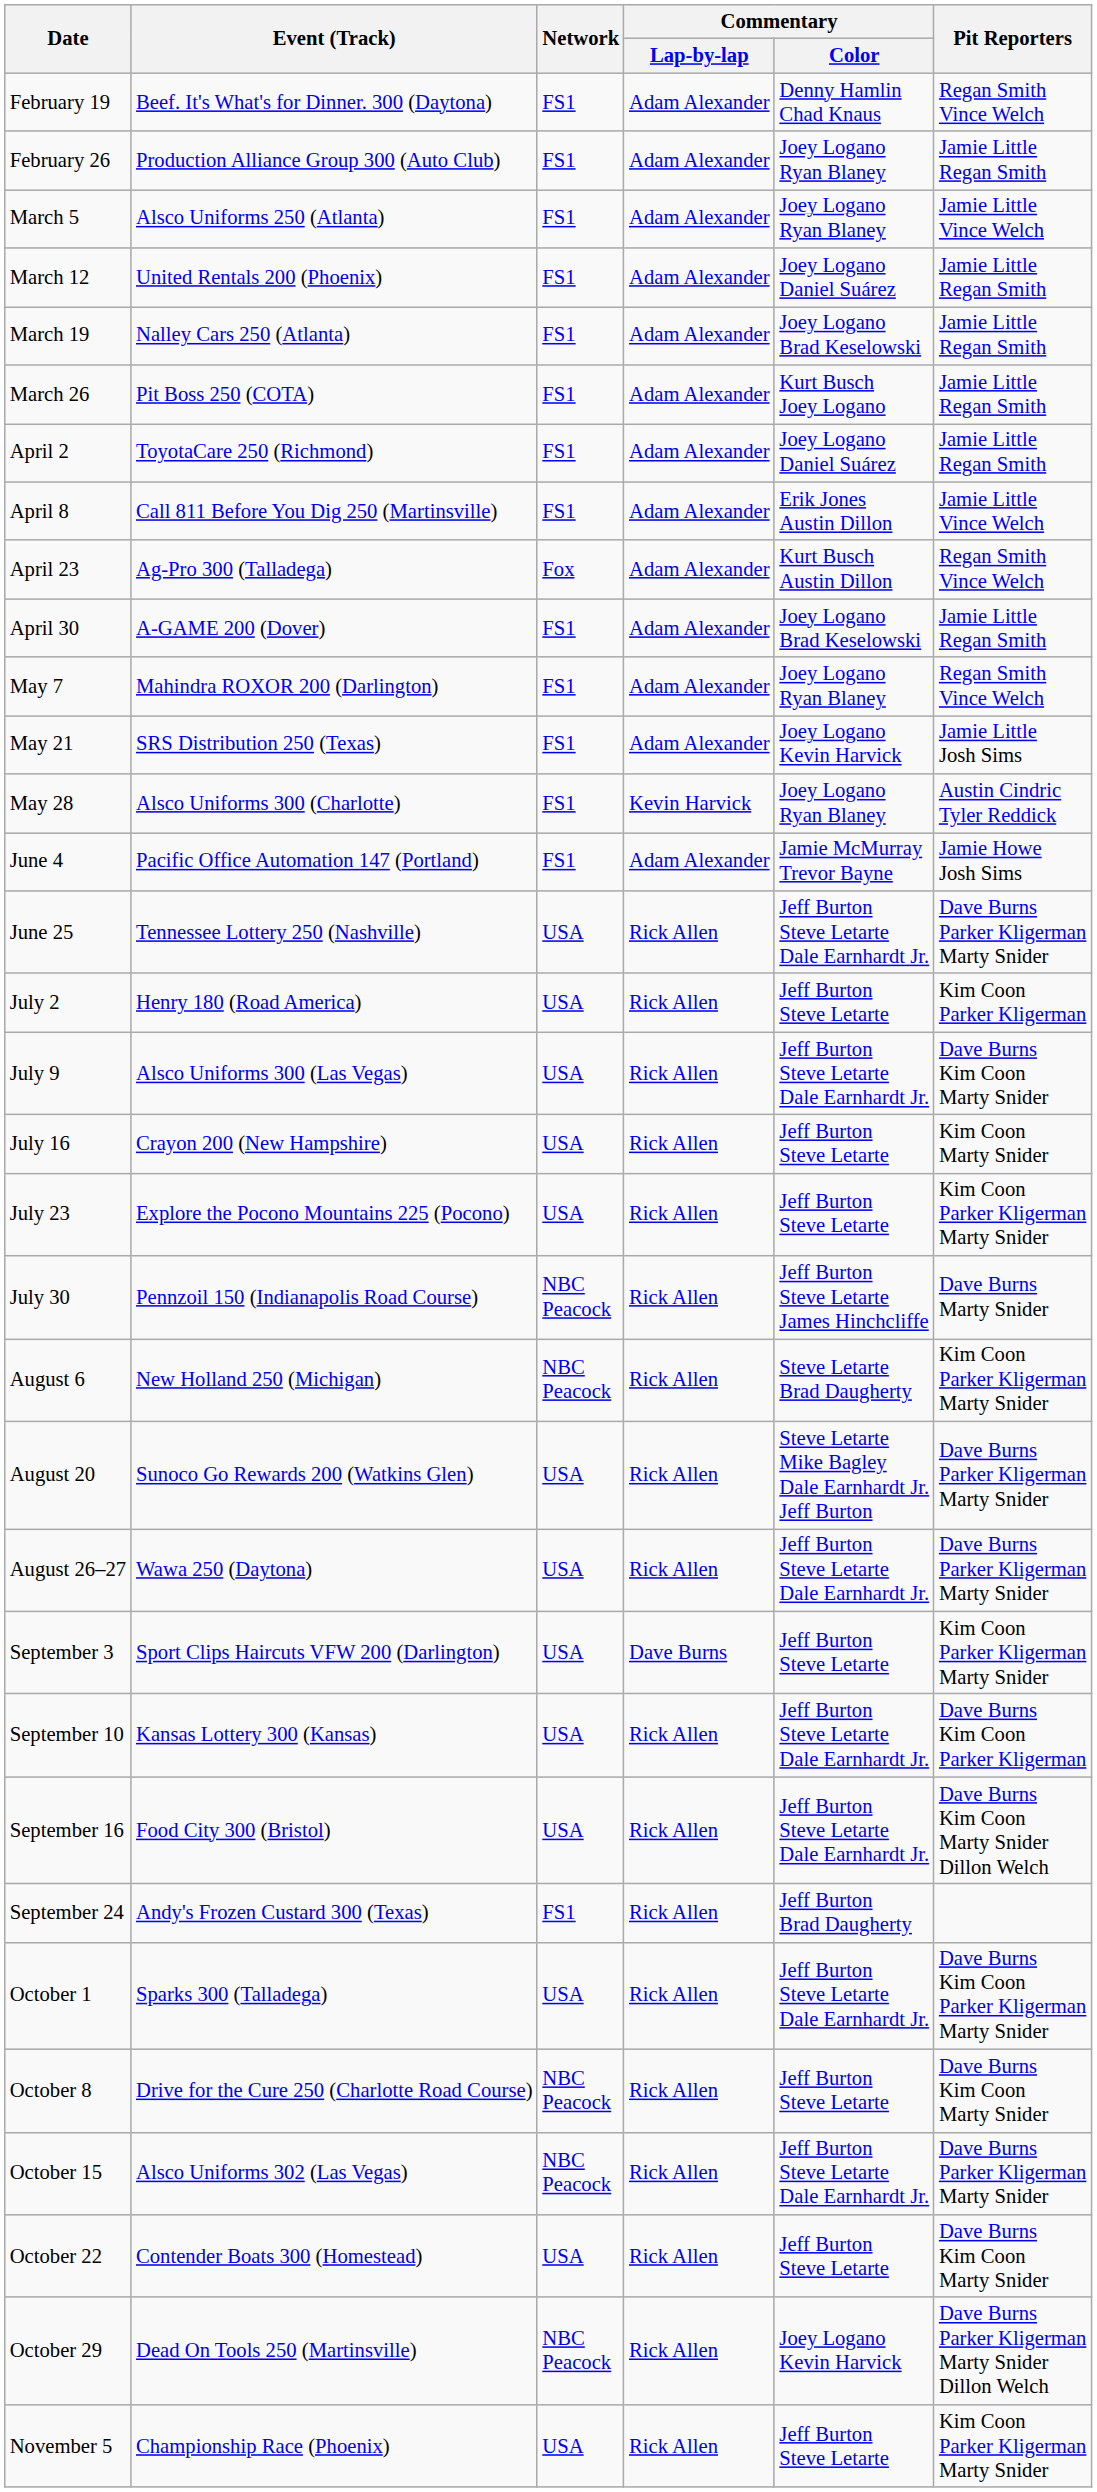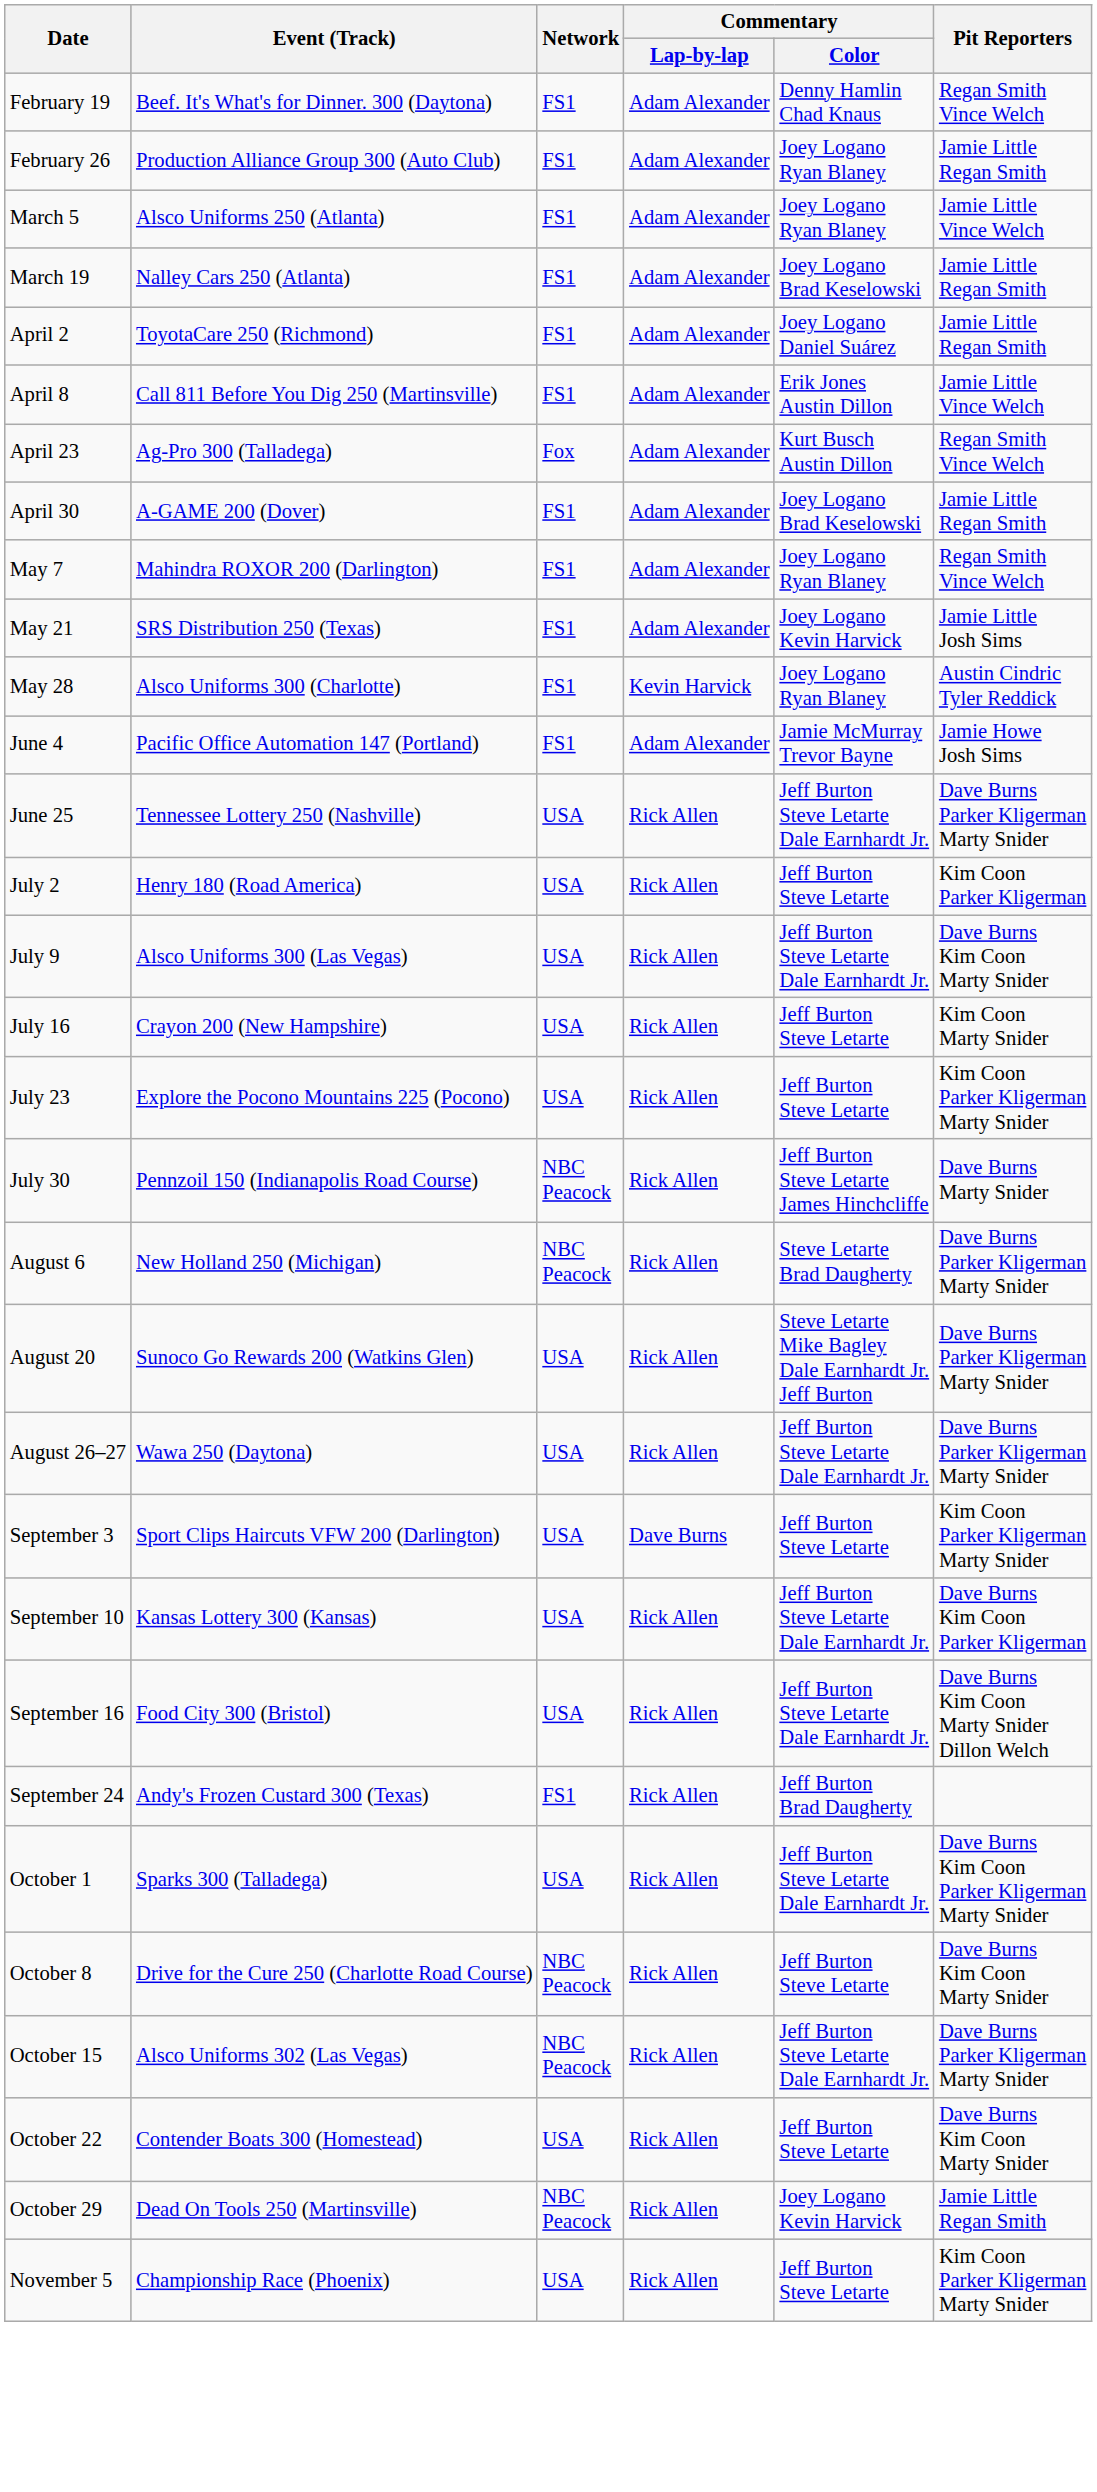- row: (50, 276)
- row: (50, 393)
(1013, 1379) Kim Coon Parker Kligerman Marty Snider -> (1013, 1262) Dave Burns Parker Kligerman Marty Snider
(1013, 2350) Dave Burns Parker Kligerman Marty Snider Dillon Welch -> (993, 2209) Jamie Little Regan Smith
